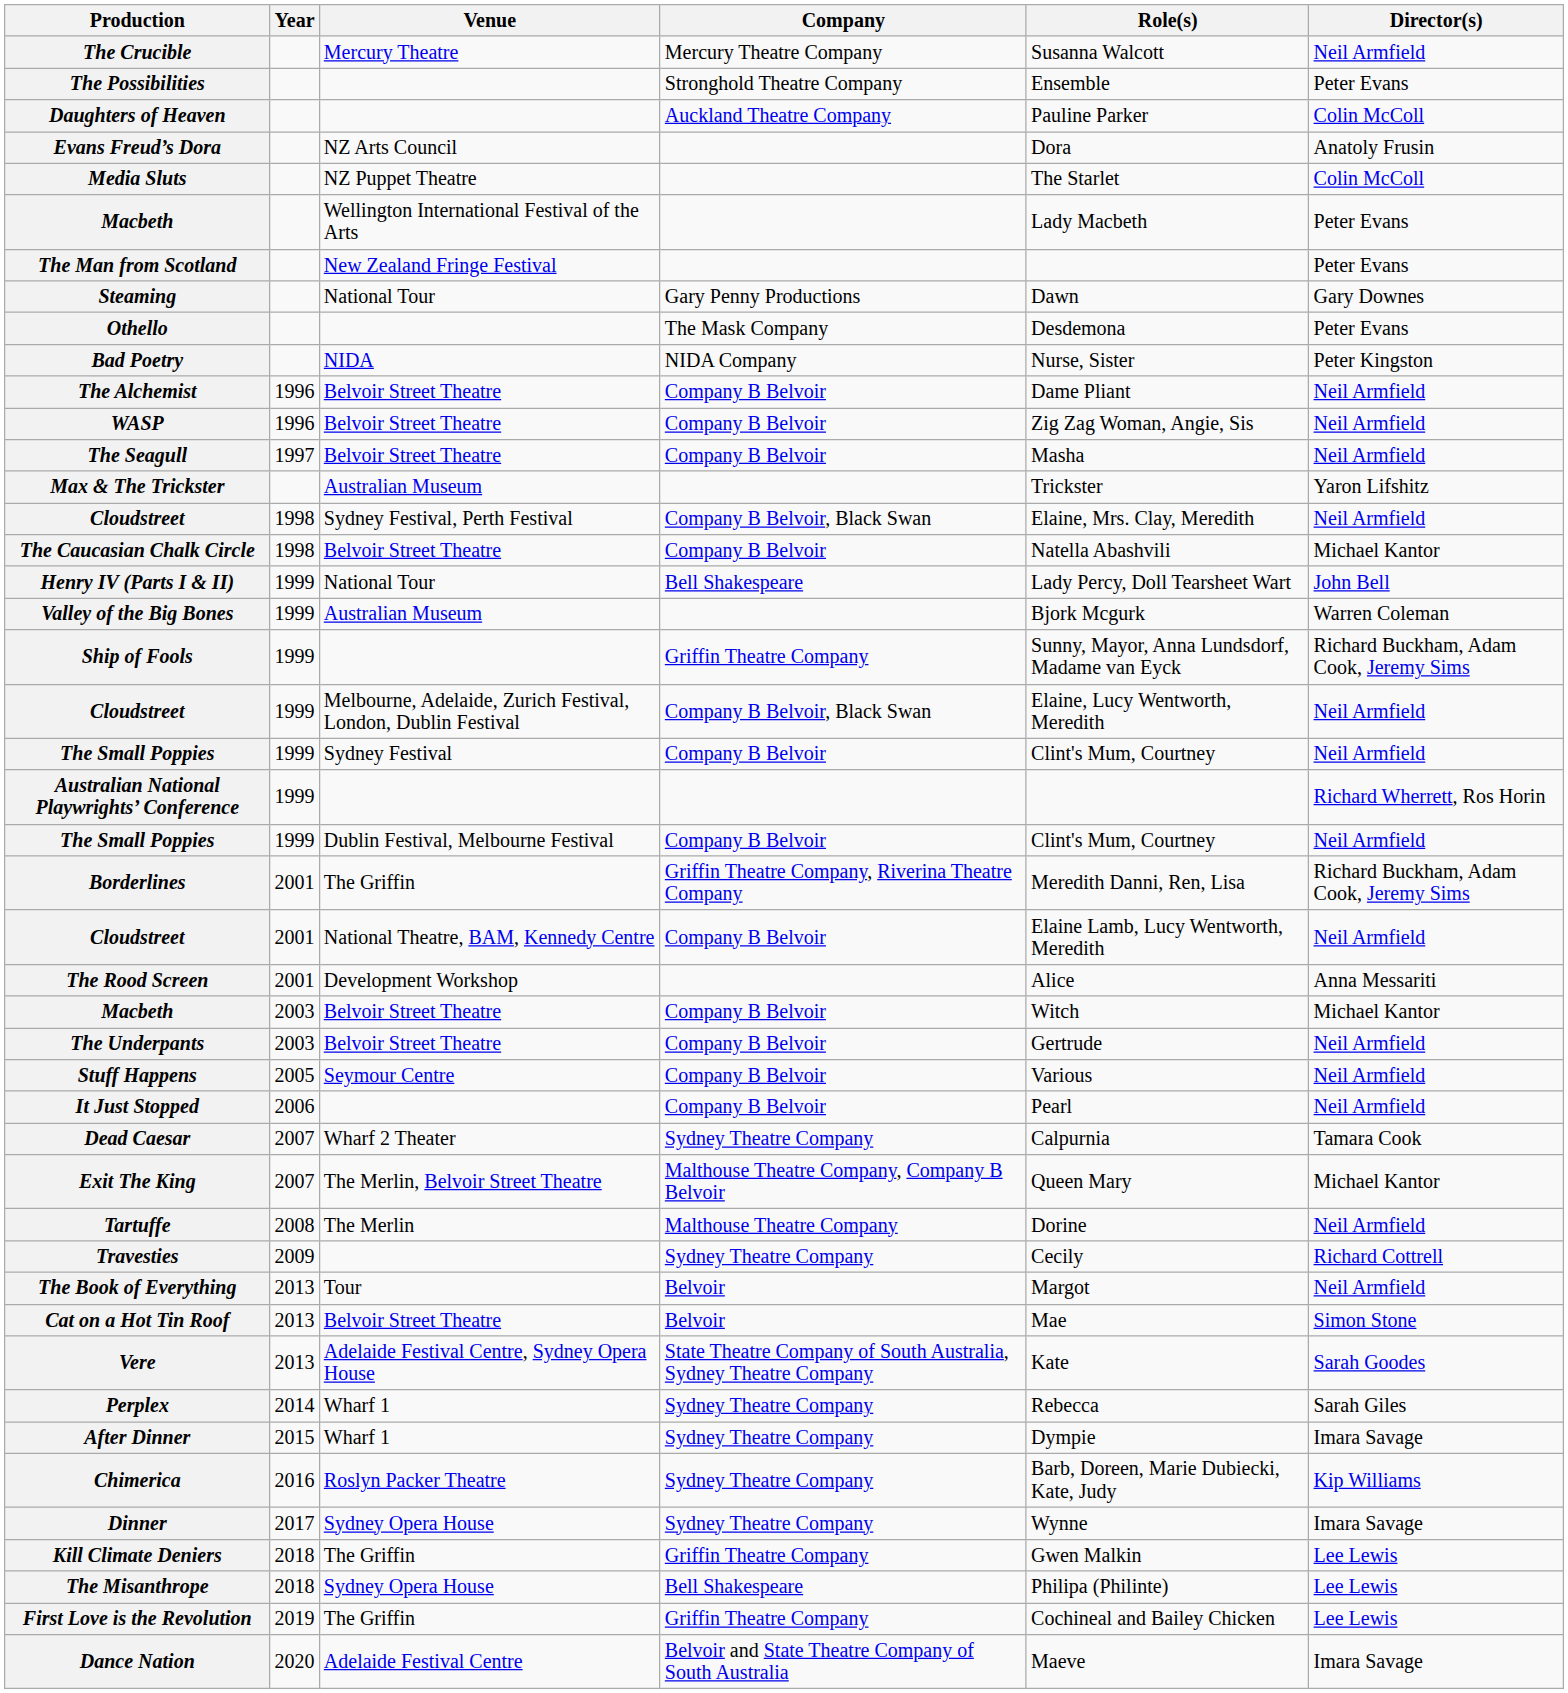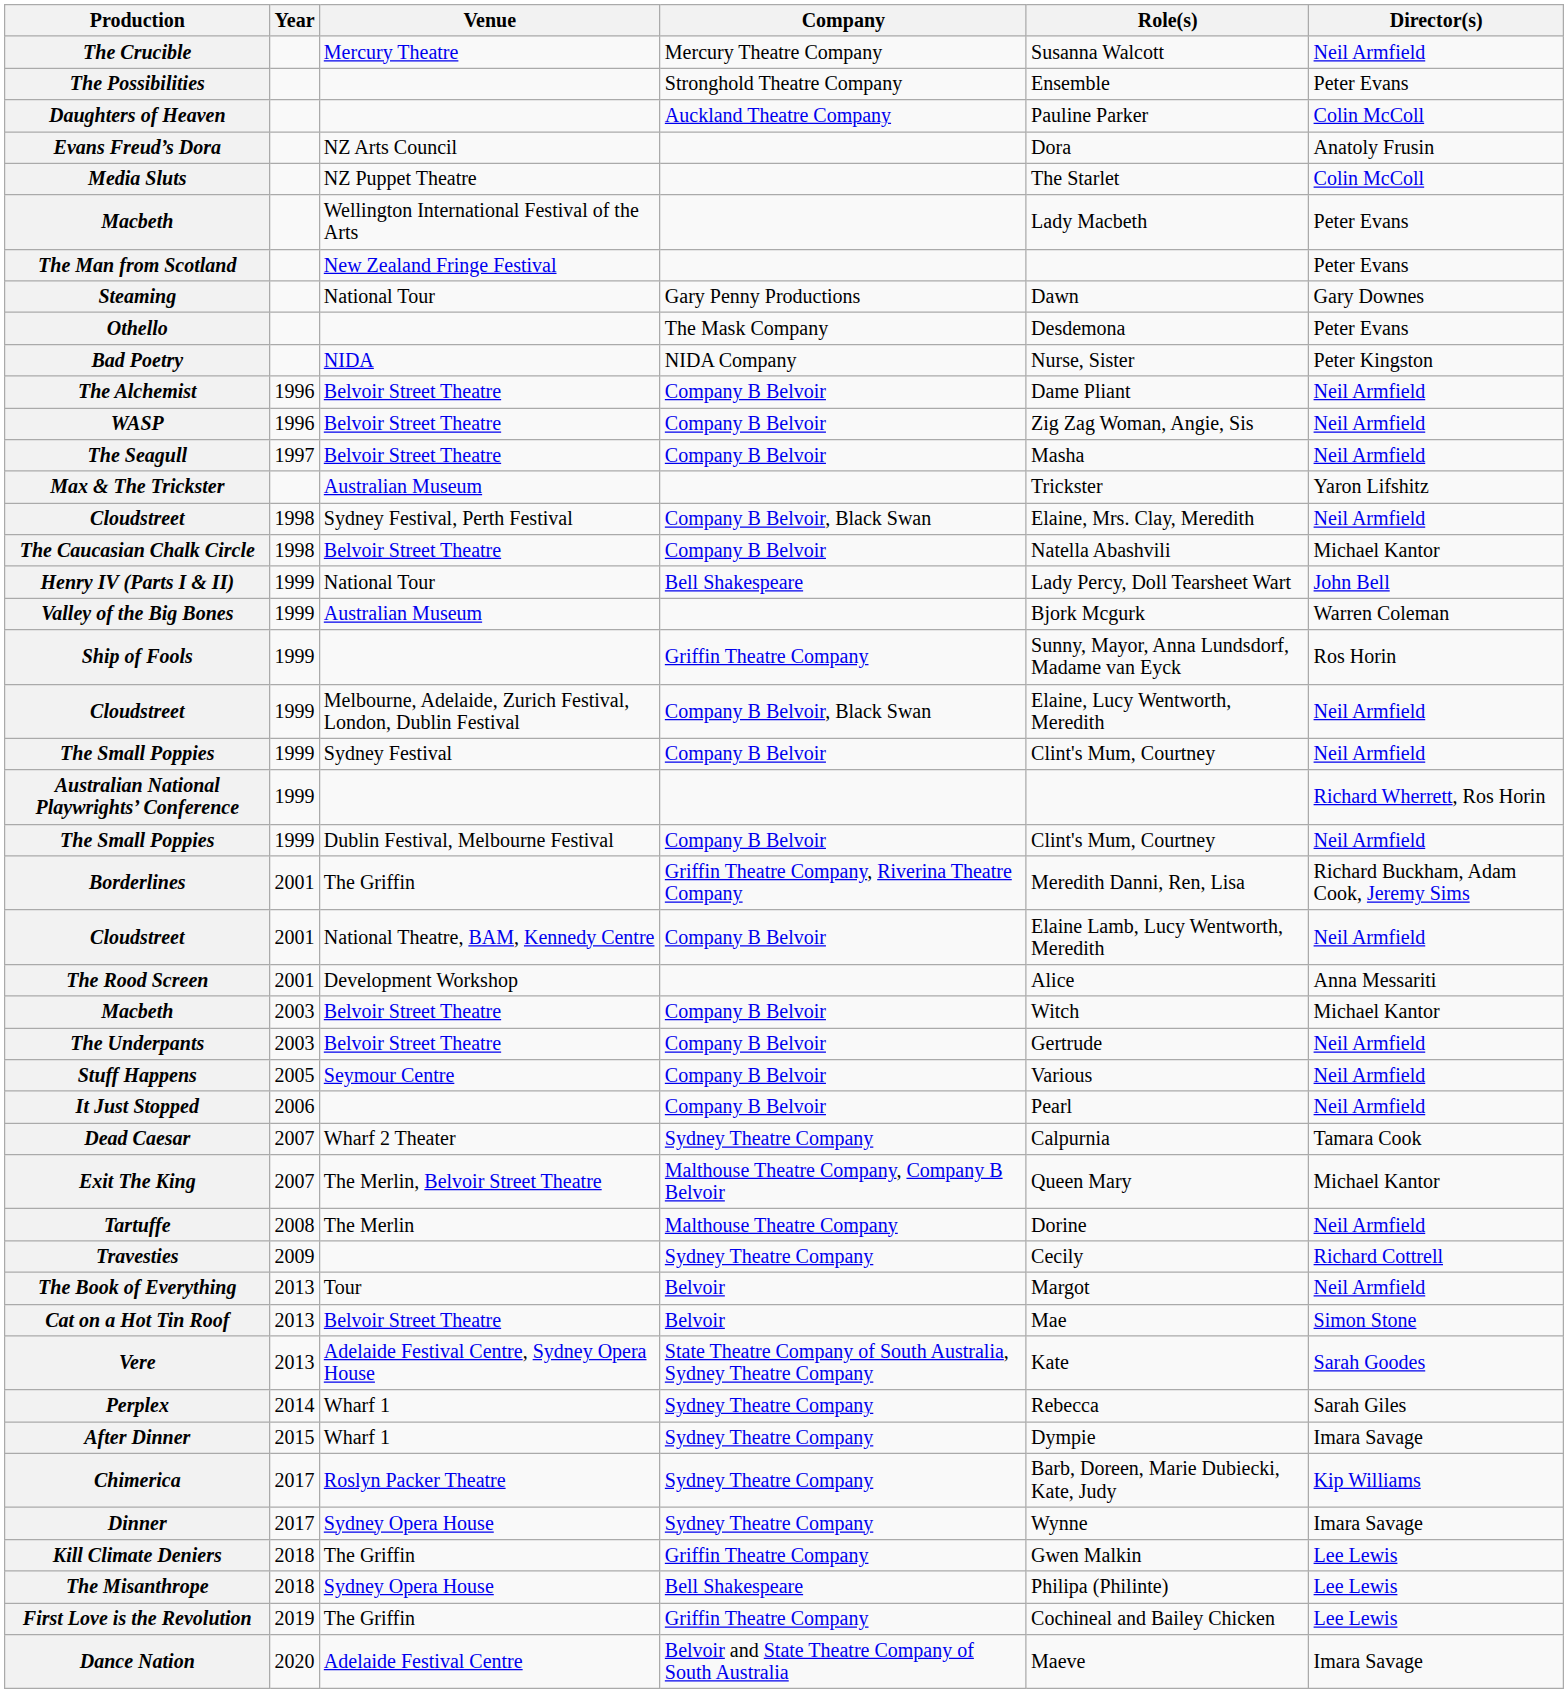(1415, 656) Richard Buckham, Adam Cook, Jeremy Sims -> (1355, 656) Ros Horin
(295, 1480) 2016 -> (295, 1480) 2017
